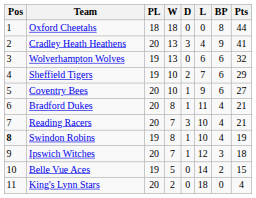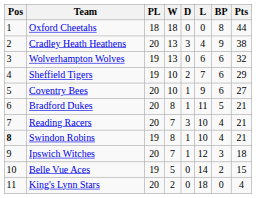(241, 43) 41 -> (241, 43) 38
(221, 106) 4 -> (221, 106) 5
(241, 138) 19 -> (241, 138) 21
